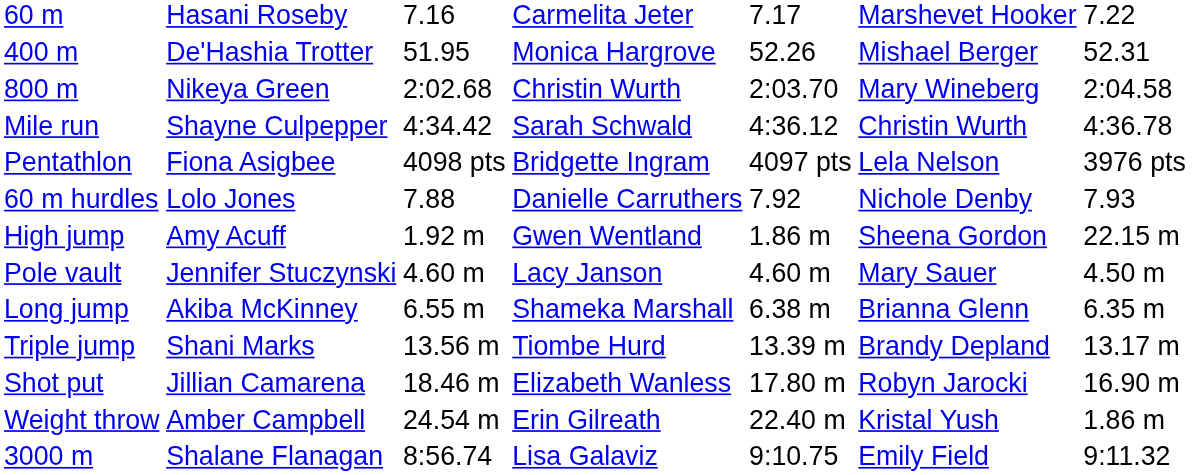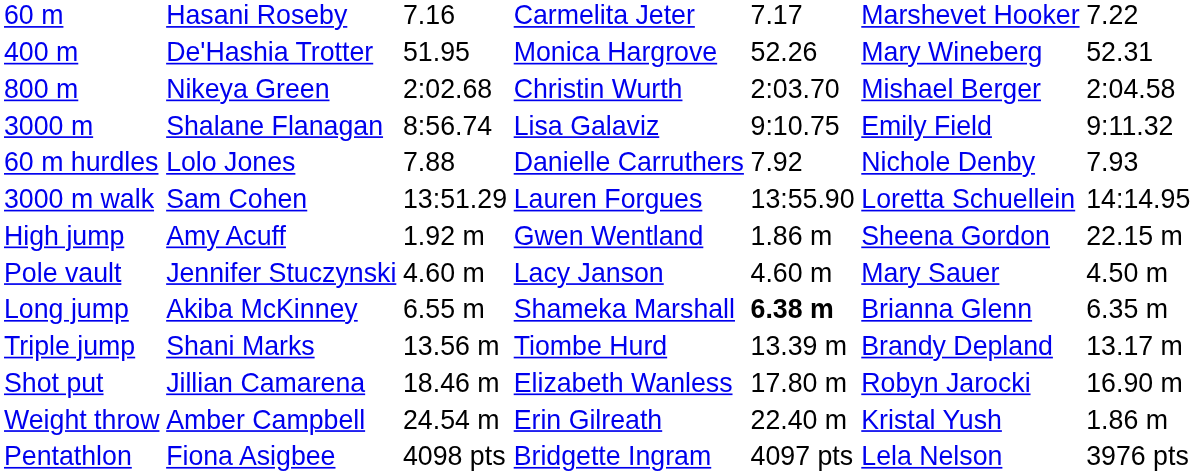(948, 52) Mishael Berger -> (952, 52) Mary Wineberg
(949, 89) Mary Wineberg -> (951, 89) Mishael Berger
- row: (52, 125)
rows swapped: (49, 456) <-> (68, 162)
+ row: (79, 199)
(790, 309) normal -> (792, 309) bold
